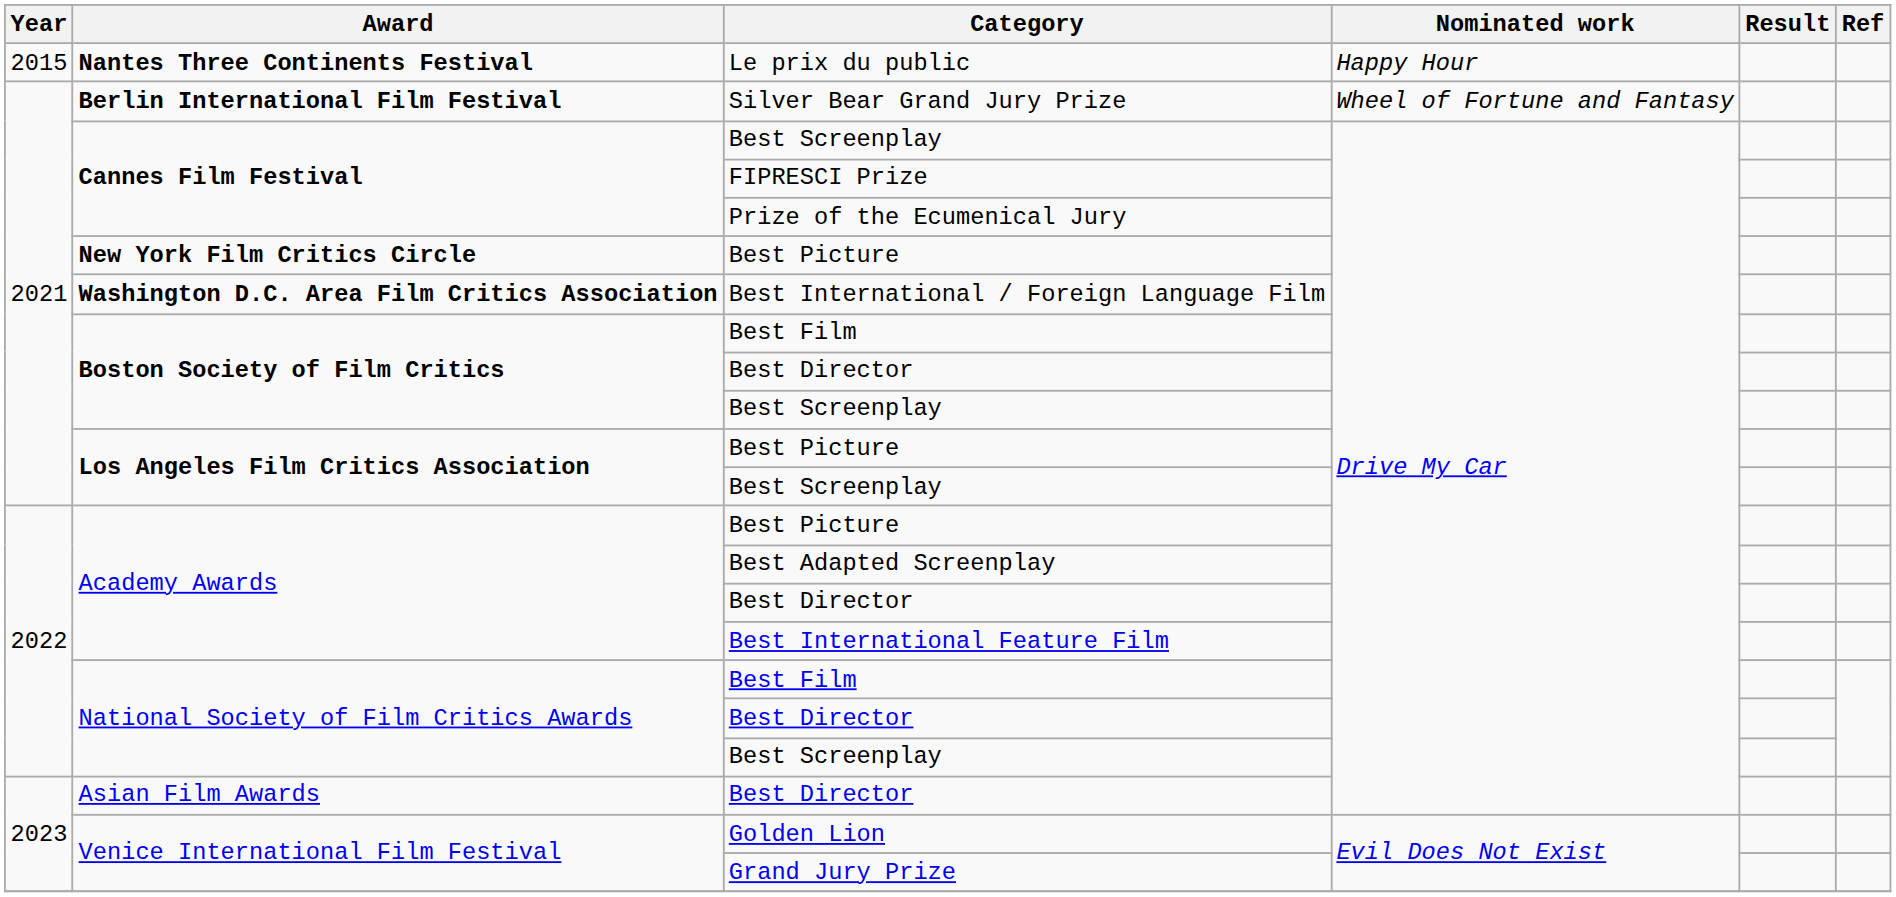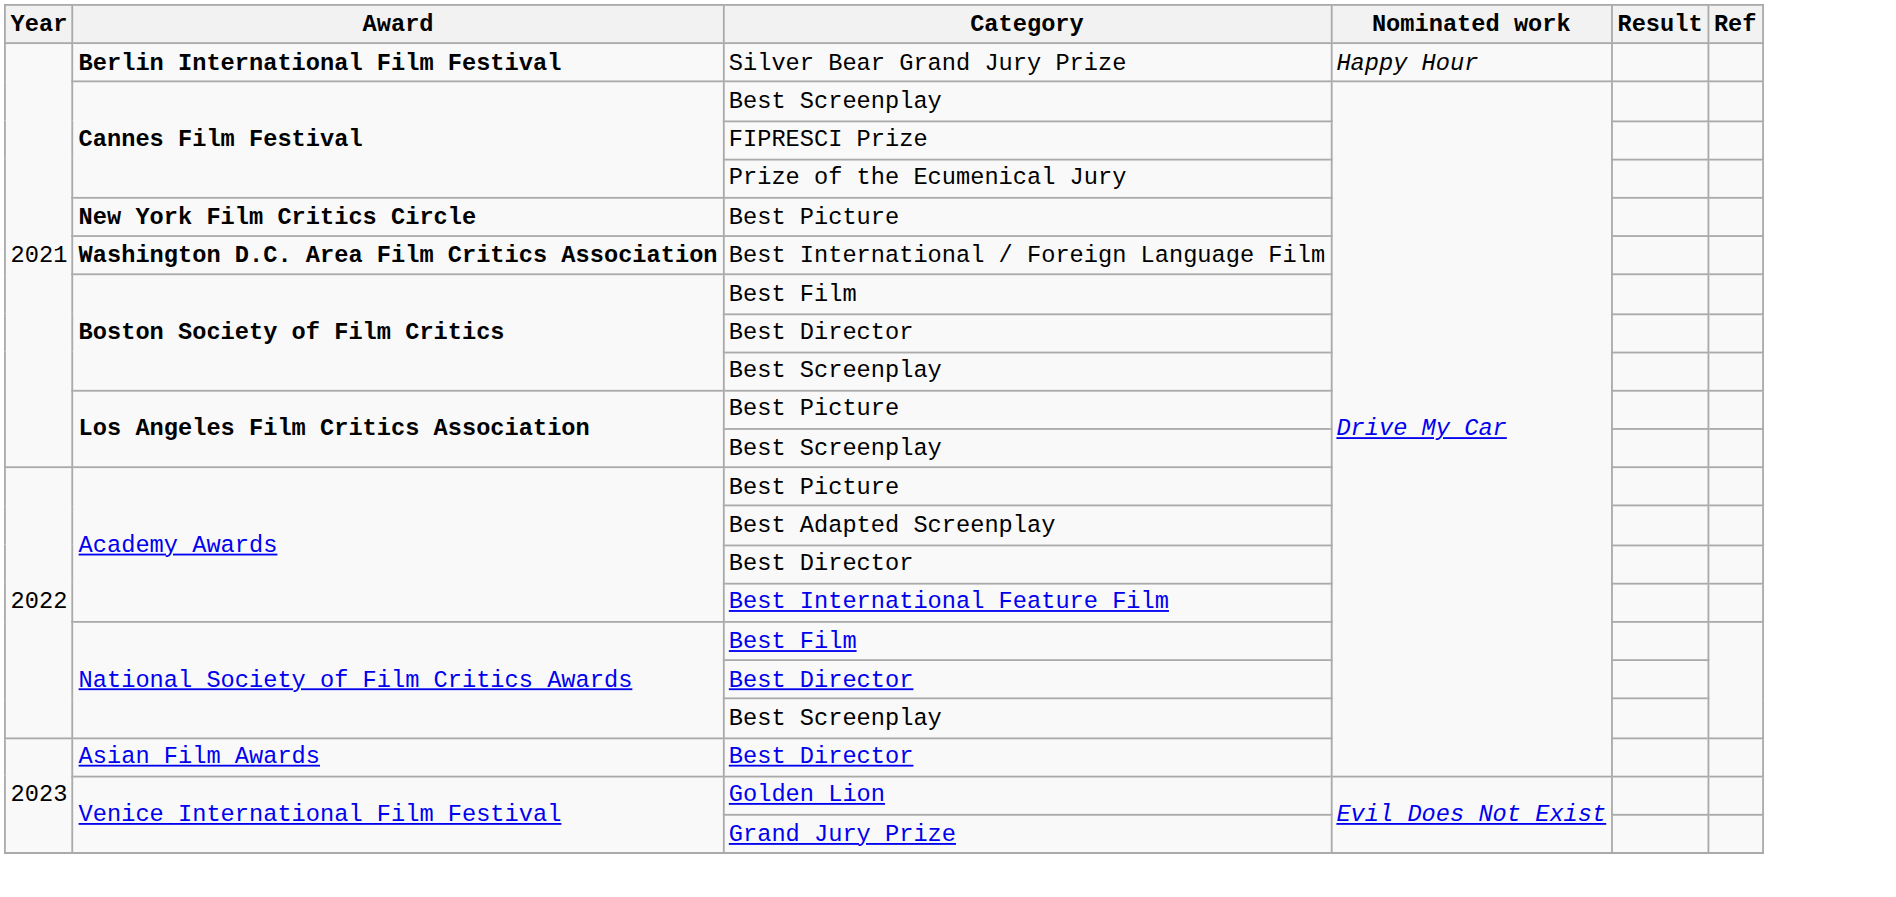- row: (306, 63)
(1535, 101) Wheel of Fortune and Fantasy -> (1407, 63) Happy Hour
